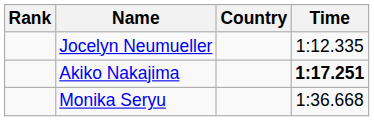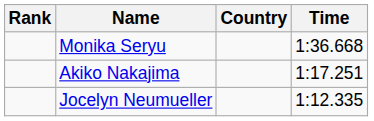rows swapped: (136, 45) <-> (113, 101)
(330, 73) bold -> (329, 73) normal
